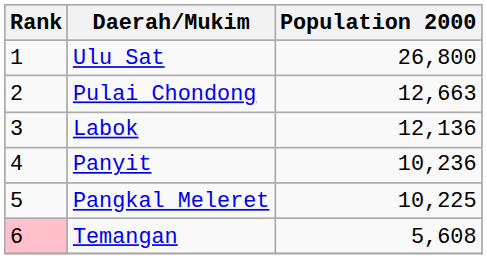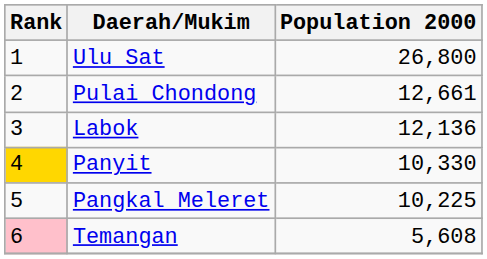(437, 94) 12,663 -> (437, 94) 12,661
(17, 165) no background -> (17, 165) gold background
(437, 165) 10,236 -> (437, 165) 10,330
